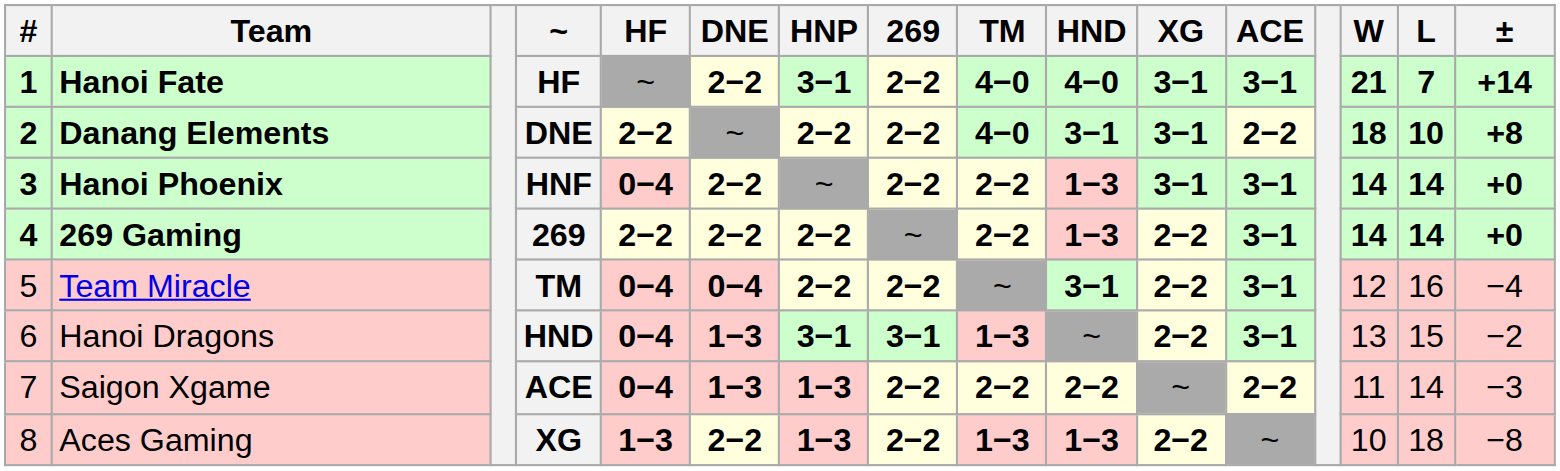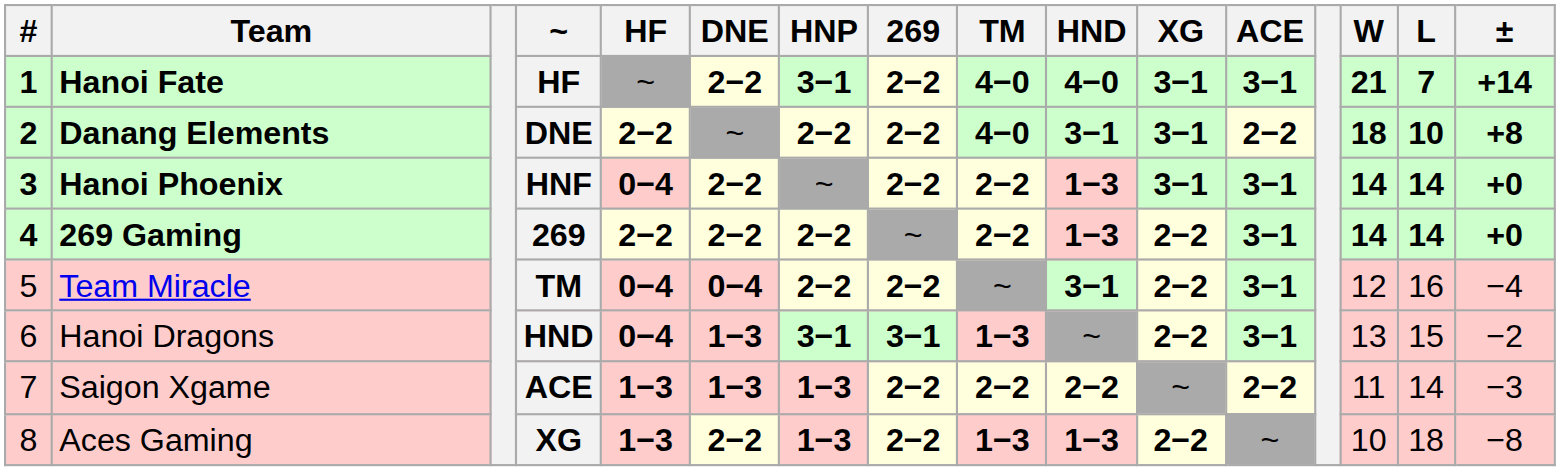(646, 388) 0−4 -> (646, 388) 1−3
